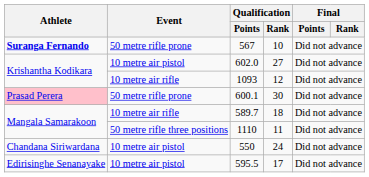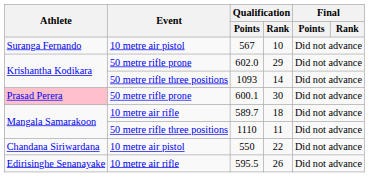(48, 46) bold -> (44, 46) normal
(151, 46) 50 metre rifle prone -> (147, 46) 10 metre air pistol
(147, 62) 10 metre air pistol -> (151, 62) 50 metre rifle prone
(278, 62) 27 -> (278, 62) 29
(144, 79) 10 metre air rifle -> (169, 79) 50 metre rifle three positions
(278, 79) 12 -> (278, 79) 14
(278, 147) 24 -> (278, 147) 22
(147, 164) 10 metre air pistol -> (144, 164) 10 metre air rifle
(278, 164) 17 -> (278, 164) 26
